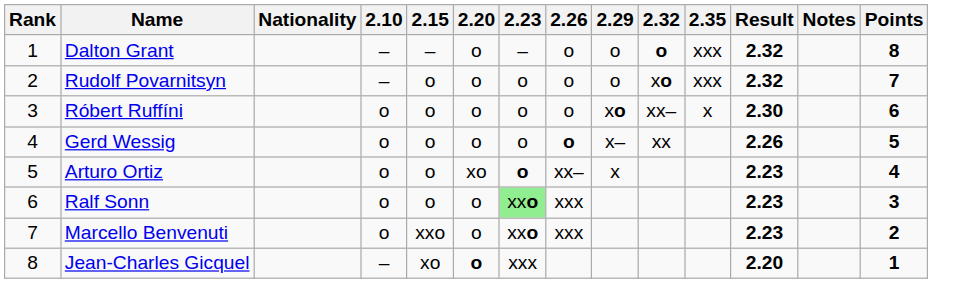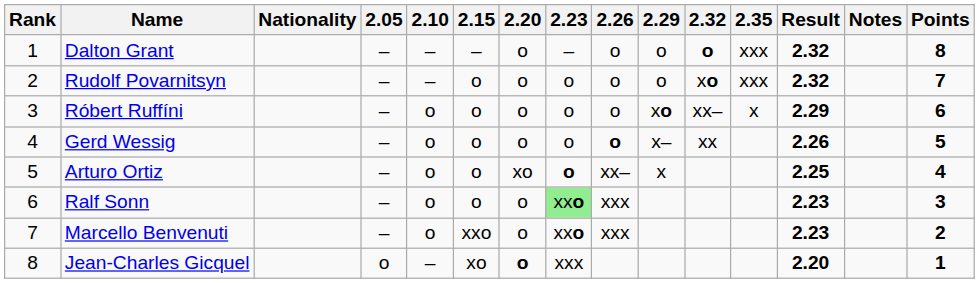+ column: (384, 19)
(764, 111) 2.30 -> (811, 111) 2.29
(764, 171) 2.23 -> (811, 171) 2.25
